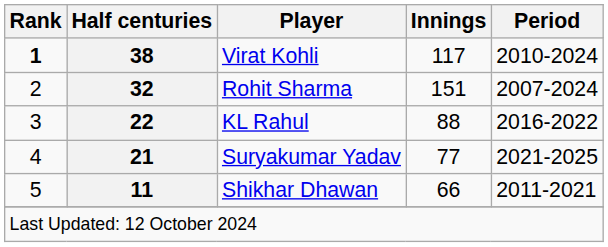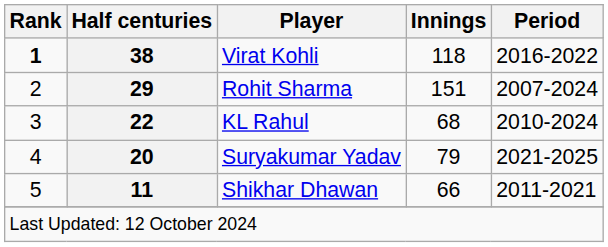(449, 55) 117 -> (449, 55) 118
(547, 55) 2010-2024 -> (547, 55) 2016-2022
(142, 88) 32 -> (142, 88) 29
(449, 122) 88 -> (449, 122) 68
(547, 122) 2016-2022 -> (547, 122) 2010-2024
(142, 156) 21 -> (142, 156) 20
(449, 156) 77 -> (449, 156) 79
